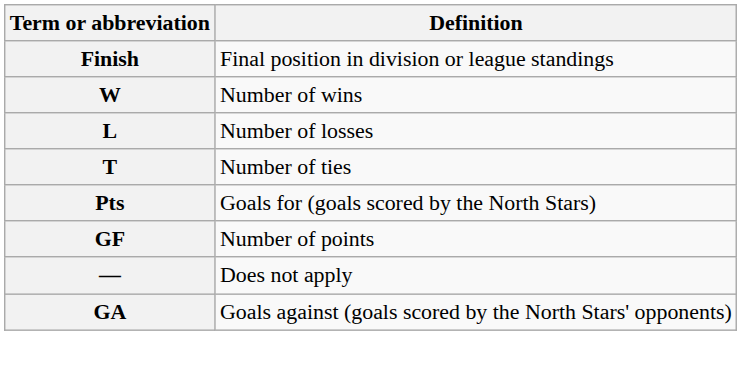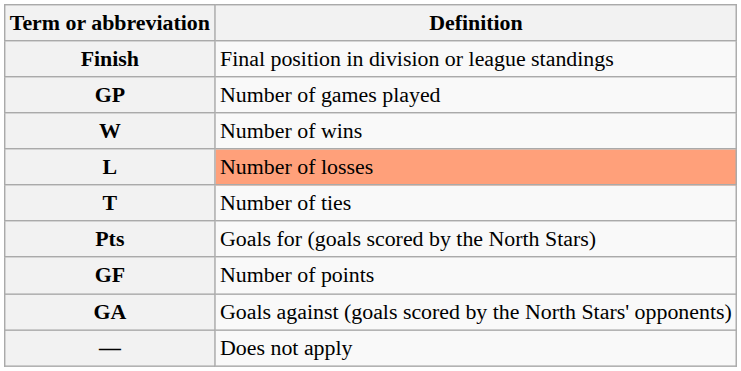+ row: (110, 94)
(297, 131) no background -> (297, 167) lightsalmon background
rows swapped: (110, 311) <-> (110, 275)
